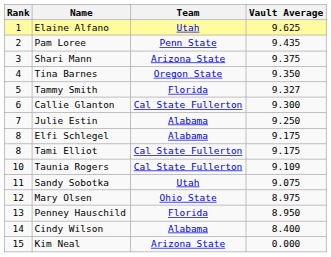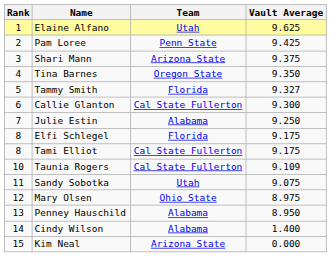(286, 43) 9.435 -> (286, 43) 9.425
(188, 136) Alabama -> (188, 136) Florida
(188, 213) Florida -> (188, 213) Alabama
(286, 229) 8.400 -> (286, 229) 1.400
